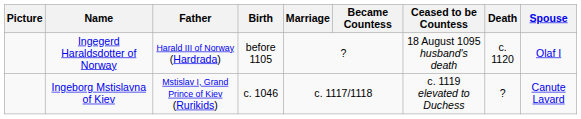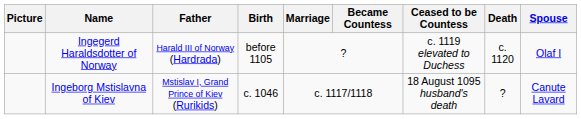(444, 53) 18 August 1095 husband's death -> (444, 53) c. 1119 elevated to Duchess
(444, 93) c. 1119 elevated to Duchess -> (444, 93) 18 August 1095 husband's death
